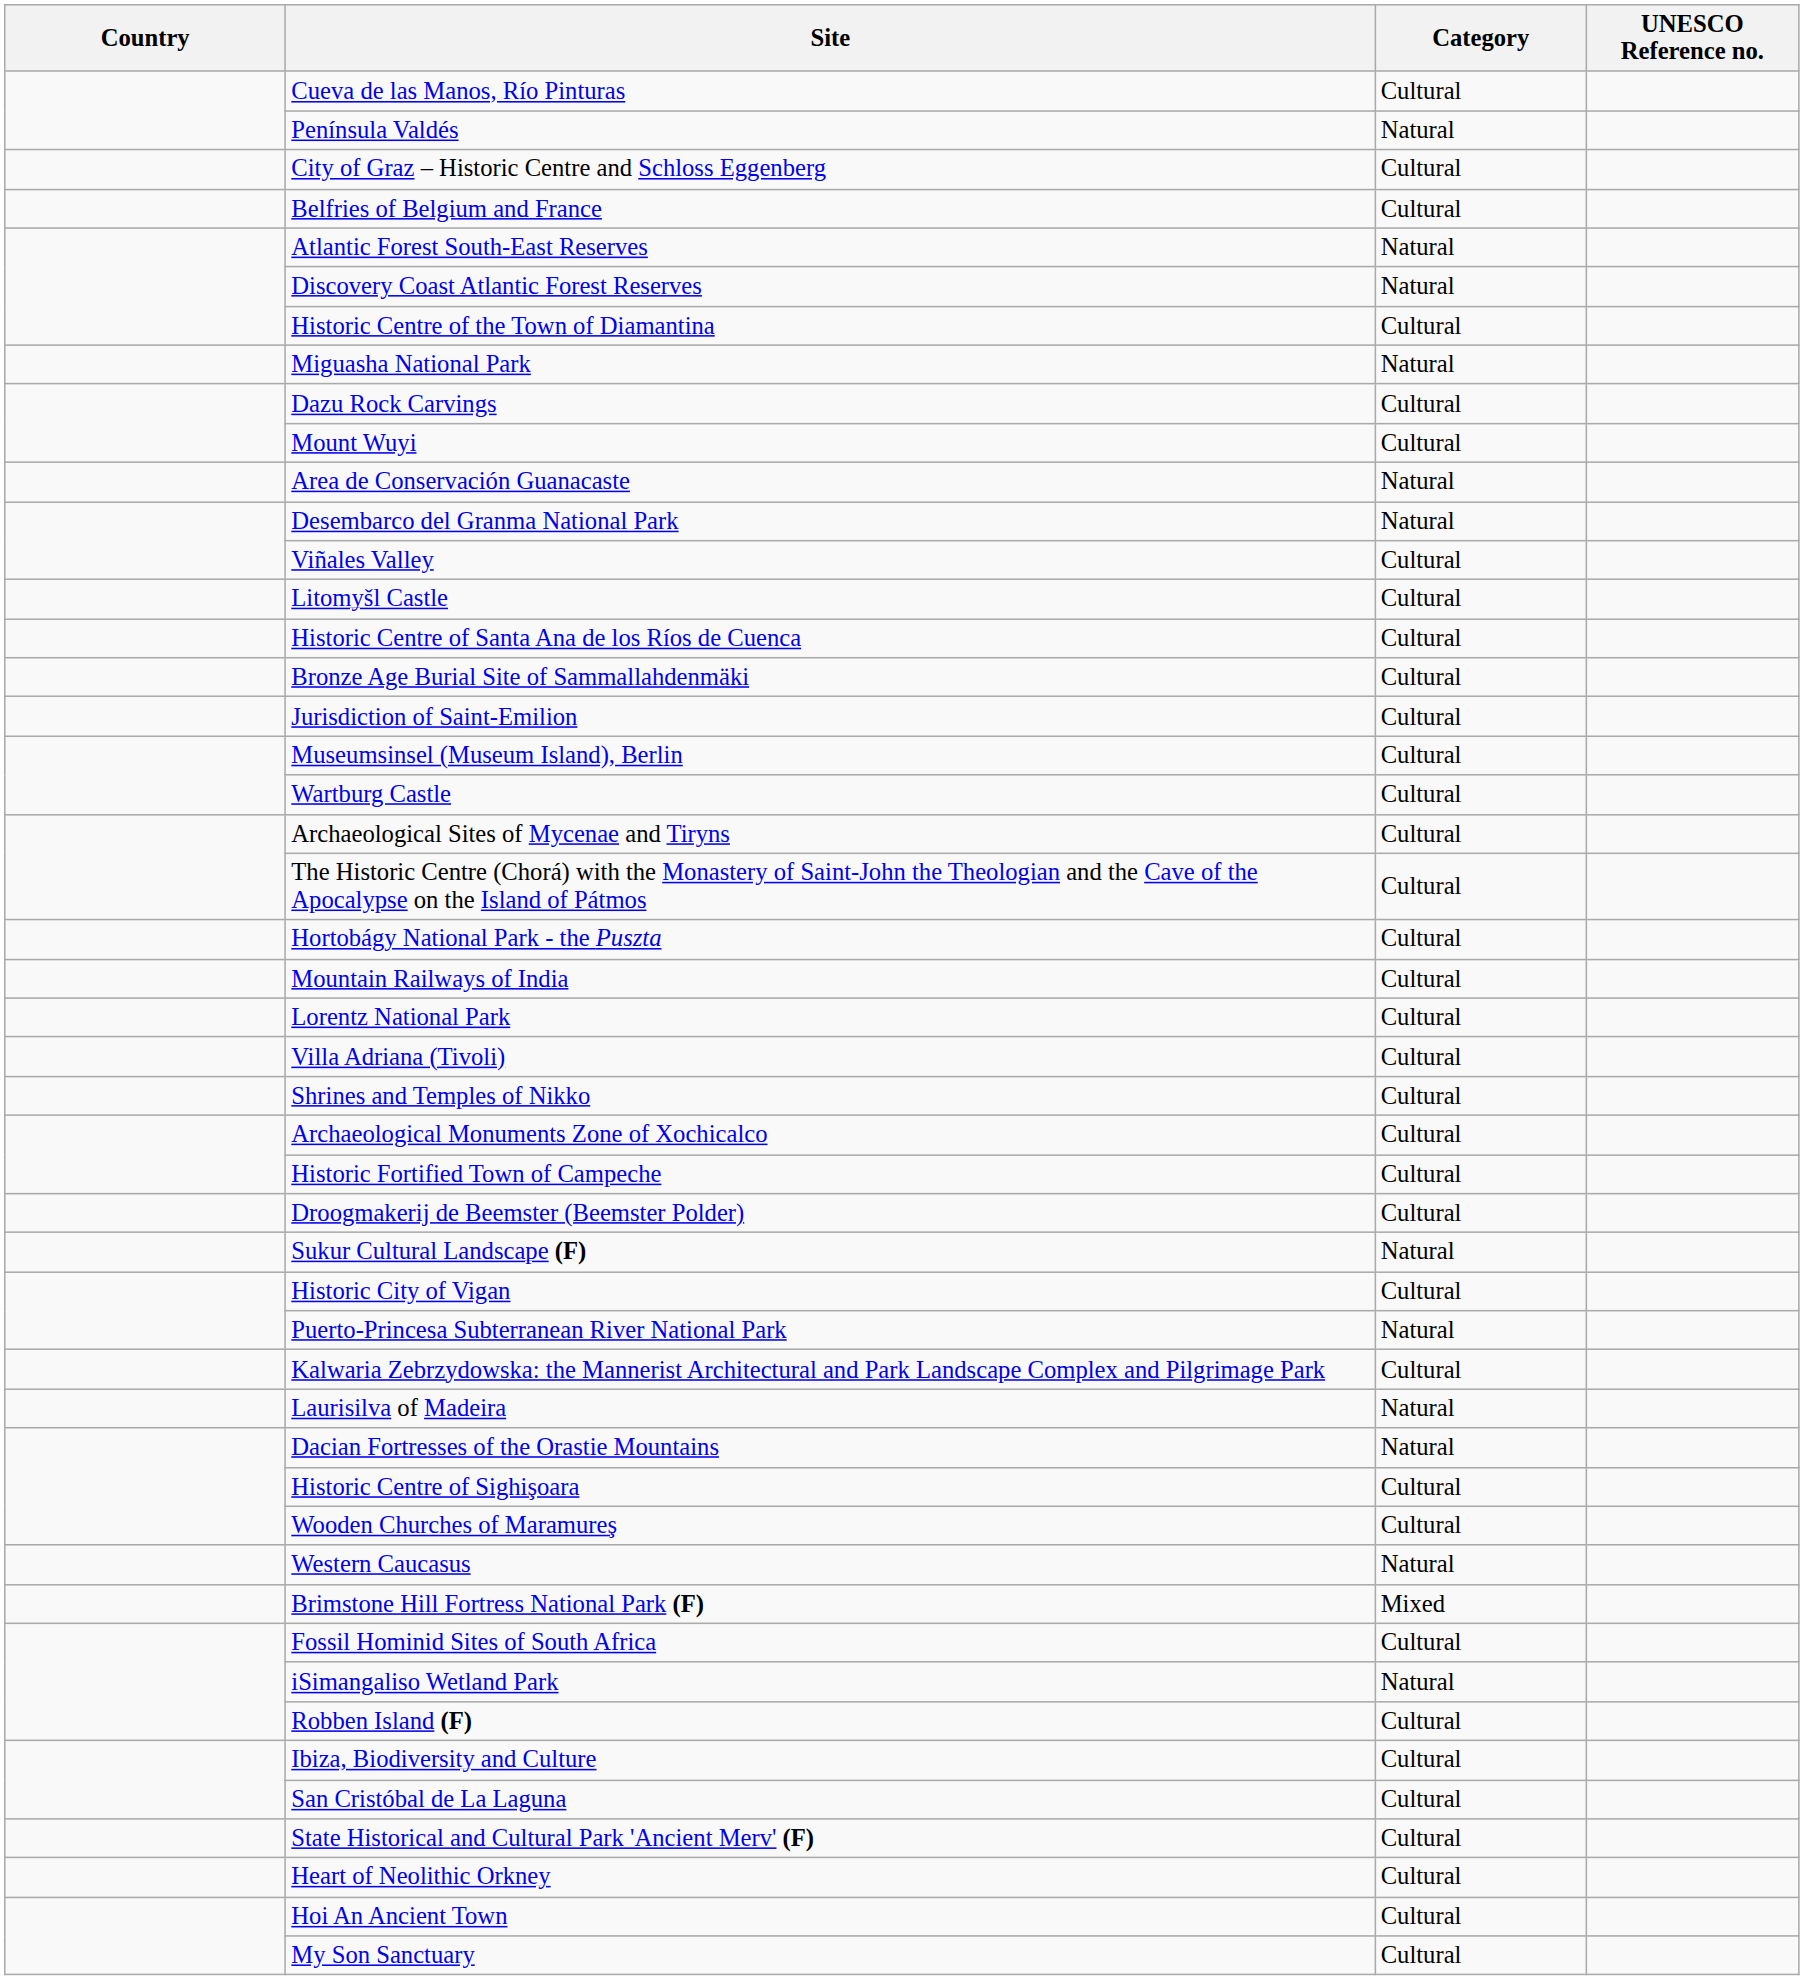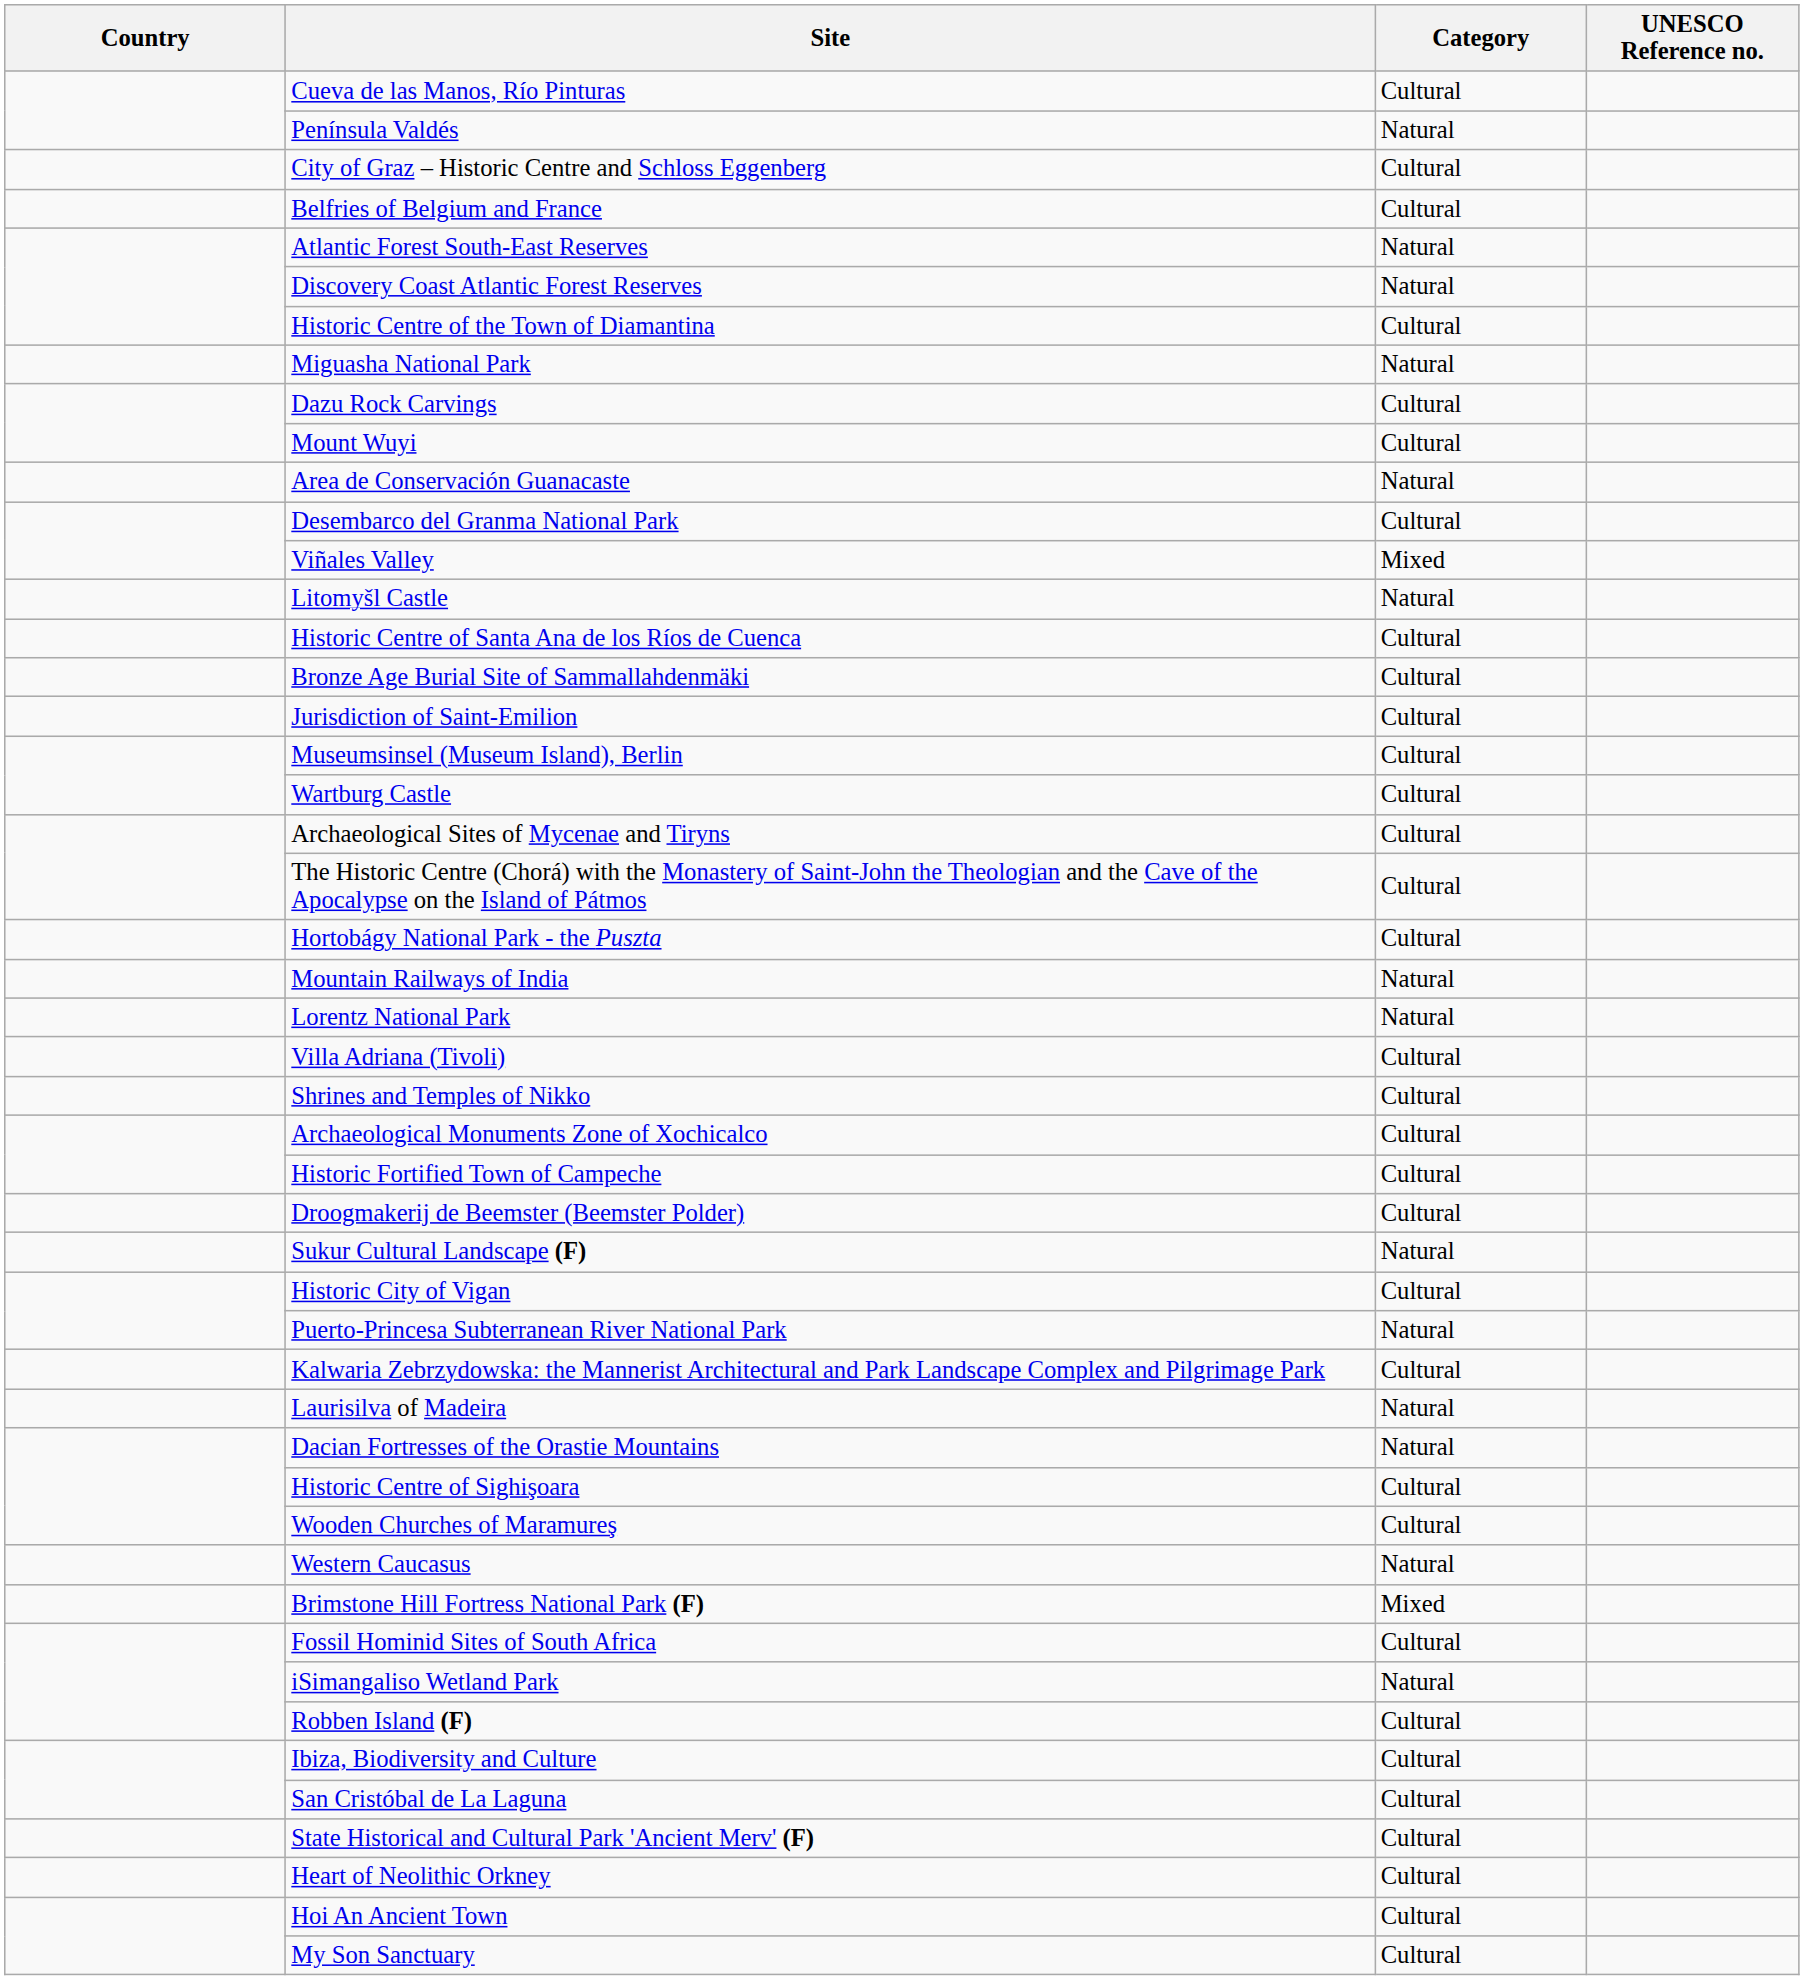(1418, 520) Natural -> (1421, 520) Cultural
(1421, 559) Cultural -> (1413, 559) Mixed
(1421, 598) Cultural -> (1418, 598) Natural
(1421, 978) Cultural -> (1418, 978) Natural
(1421, 1017) Cultural -> (1418, 1017) Natural
